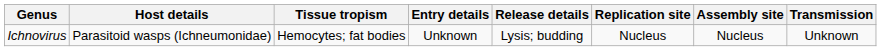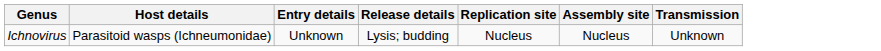- column: (341, 14)
